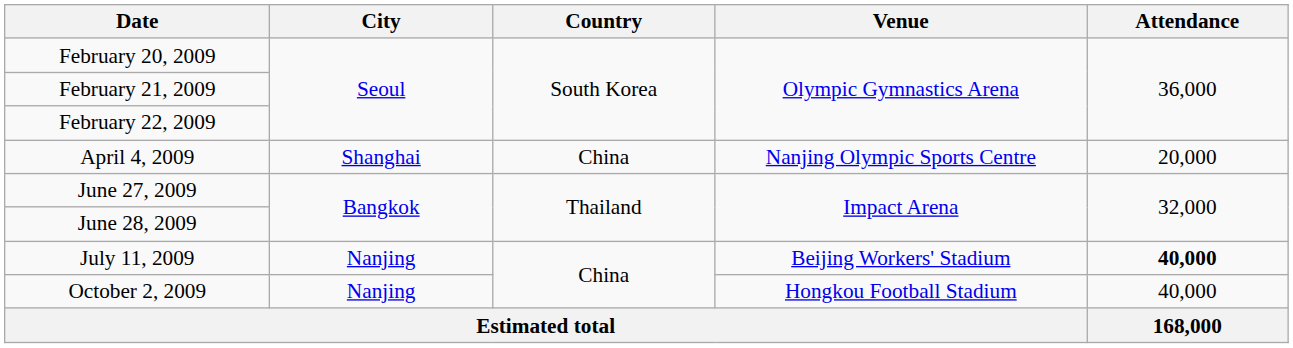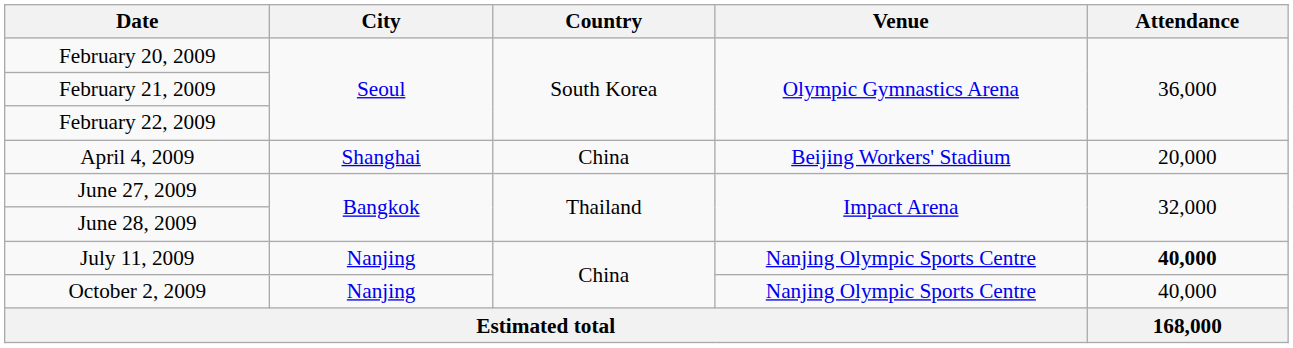(901, 156) Nanjing Olympic Sports Centre -> (901, 156) Beijing Workers' Stadium
(901, 257) Beijing Workers' Stadium -> (901, 257) Nanjing Olympic Sports Centre
(901, 291) Hongkou Football Stadium -> (901, 291) Nanjing Olympic Sports Centre
